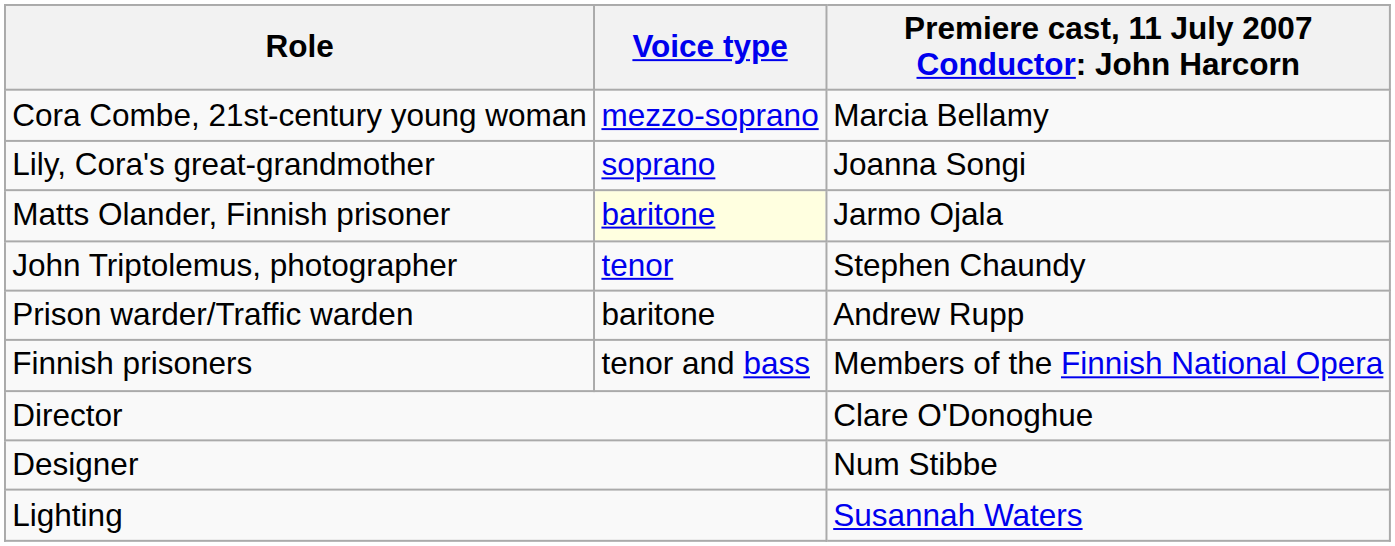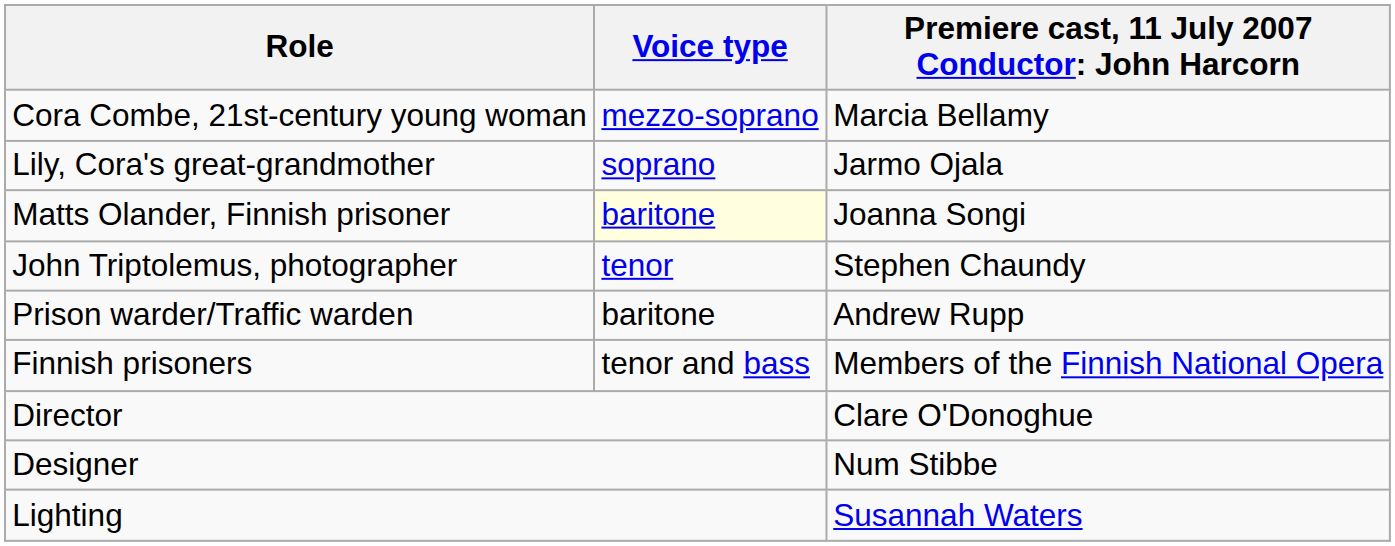(930, 164) Joanna Songi -> (918, 164) Jarmo Ojala
(918, 214) Jarmo Ojala -> (930, 214) Joanna Songi
